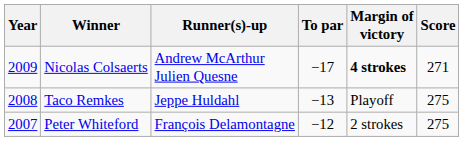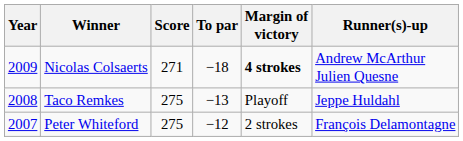columns swapped: (438, 25) <-> (225, 25)
(323, 67) −17 -> (217, 67) −18
